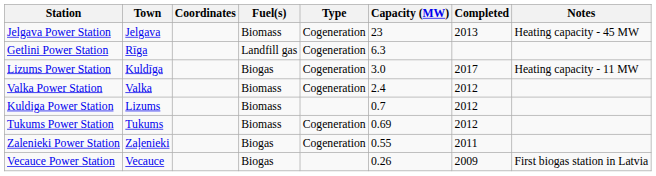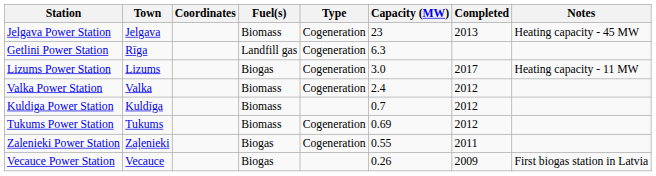(144, 69) Kuldīga -> (143, 69) Lizums
(143, 106) Lizums -> (144, 106) Kuldīga
